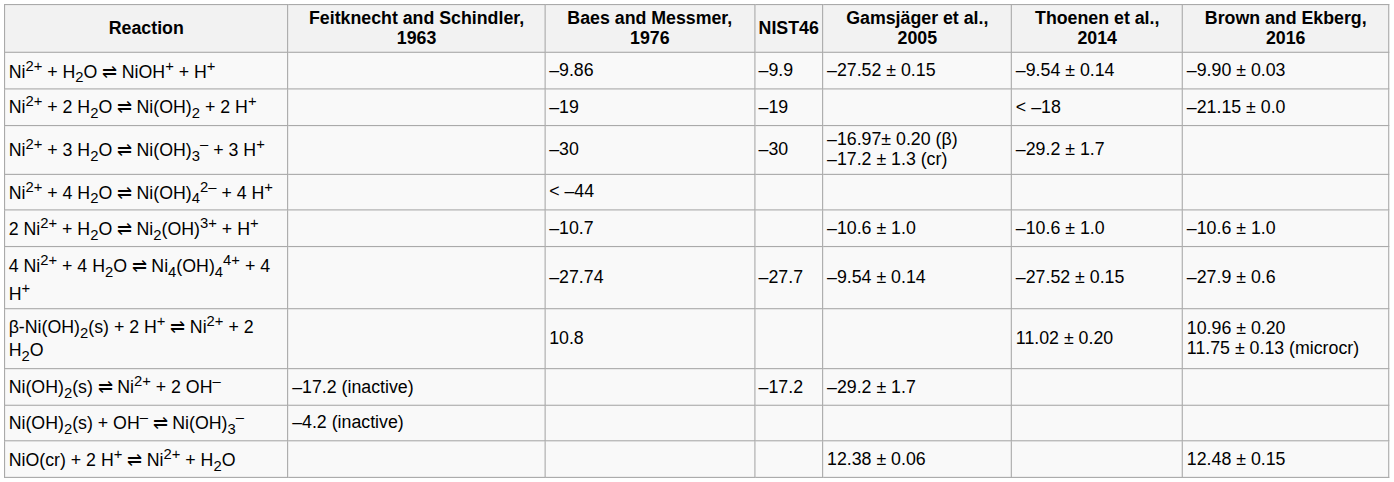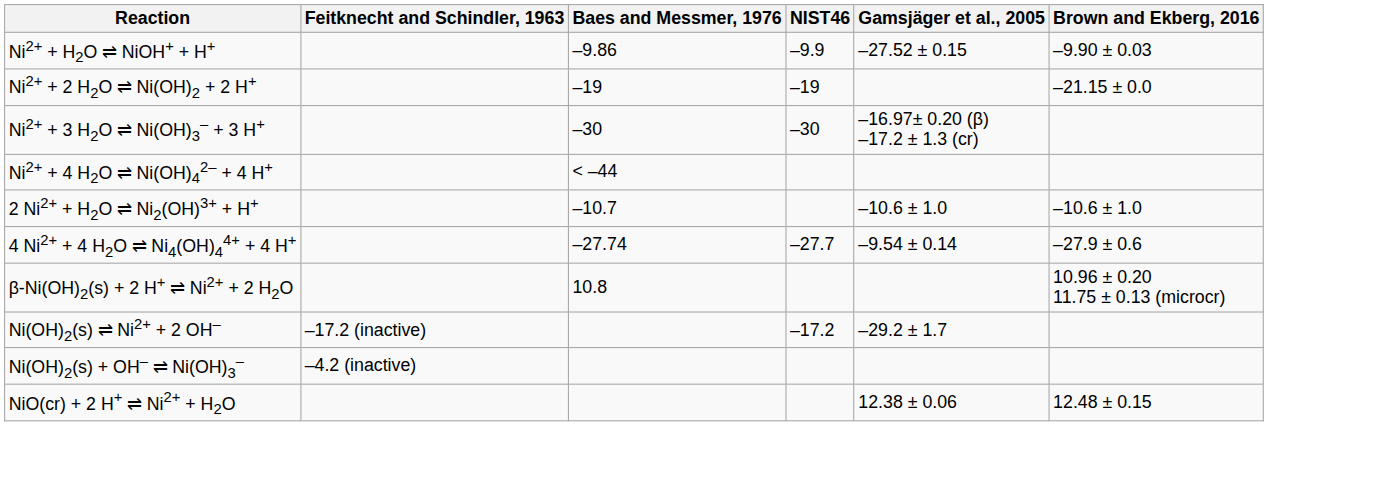- column: (1097, 28)
